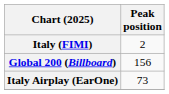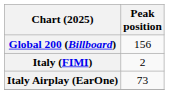rows swapped: (63, 62) <-> (63, 44)
